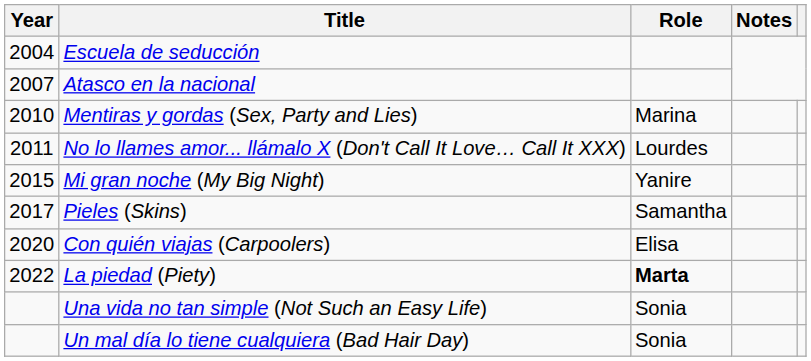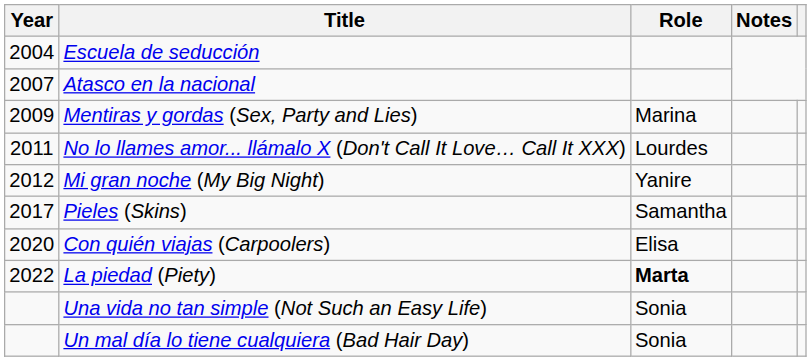(32, 116) 2010 -> (32, 116) 2009
(32, 180) 2015 -> (32, 180) 2012
